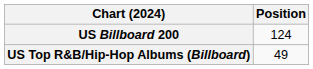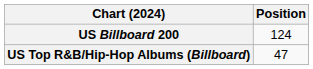(281, 54) 49 -> (281, 54) 47
